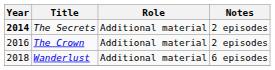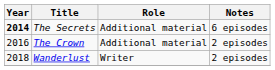(240, 27) 2 episodes -> (240, 27) 6 episodes
(154, 58) Additional material -> (117, 58) Writer
(240, 58) 6 episodes -> (240, 58) 2 episodes
